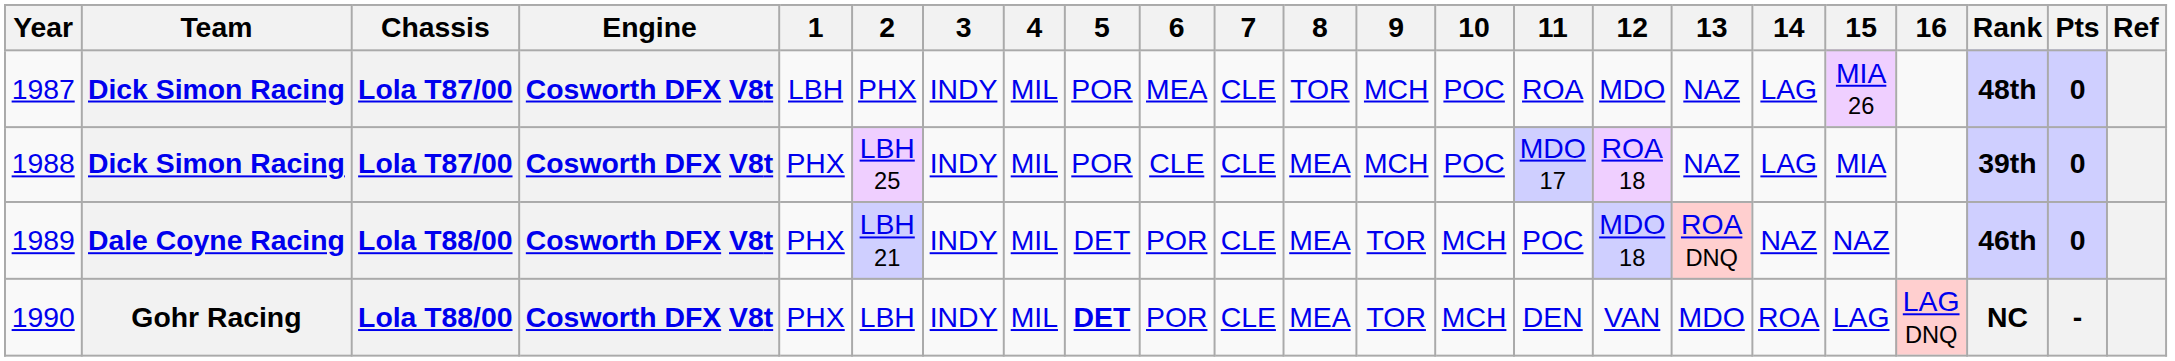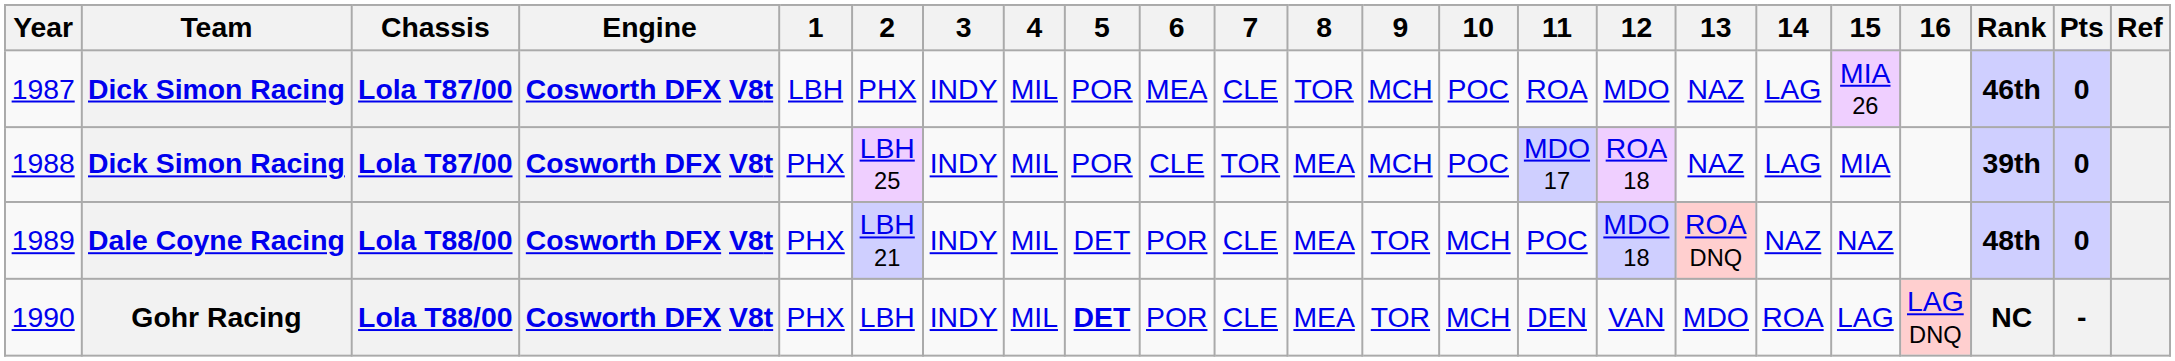(2007, 88) 48th -> (2012, 88) 46th
(1248, 165) CLE -> (1250, 165) TOR
(2007, 241) 46th -> (2012, 241) 48th
